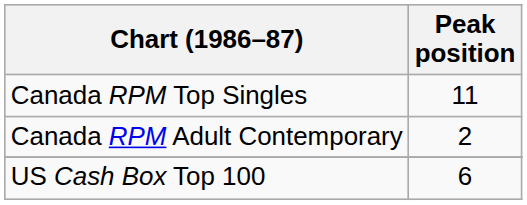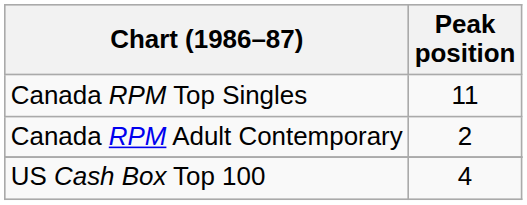(465, 177) 6 -> (465, 177) 4
